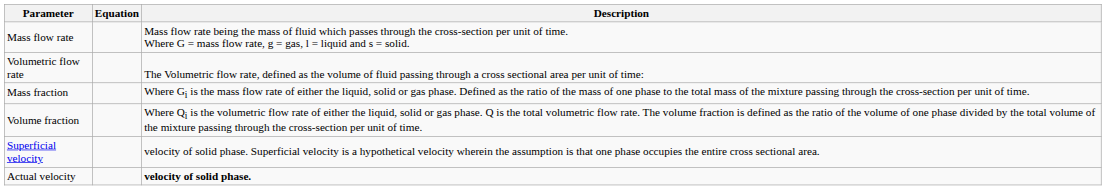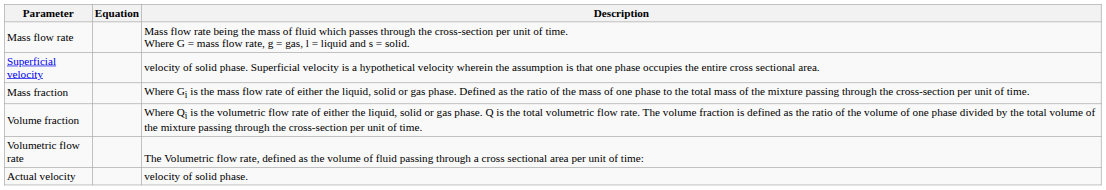rows swapped: (43, 67) <-> (32, 152)
(198, 176) bold -> (196, 176) normal
